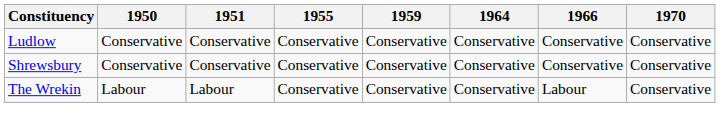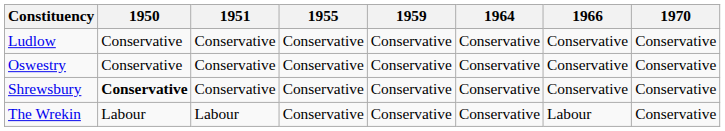+ row: (37, 65)
(142, 65) normal -> (144, 89) bold
